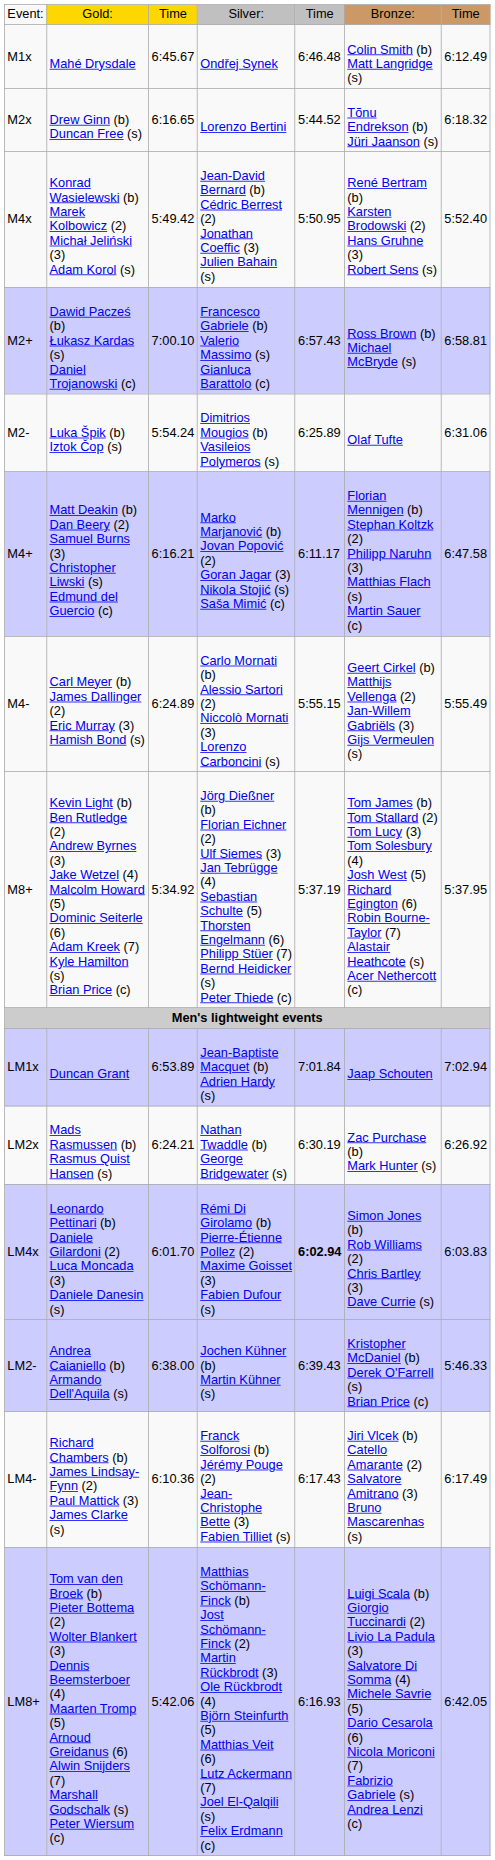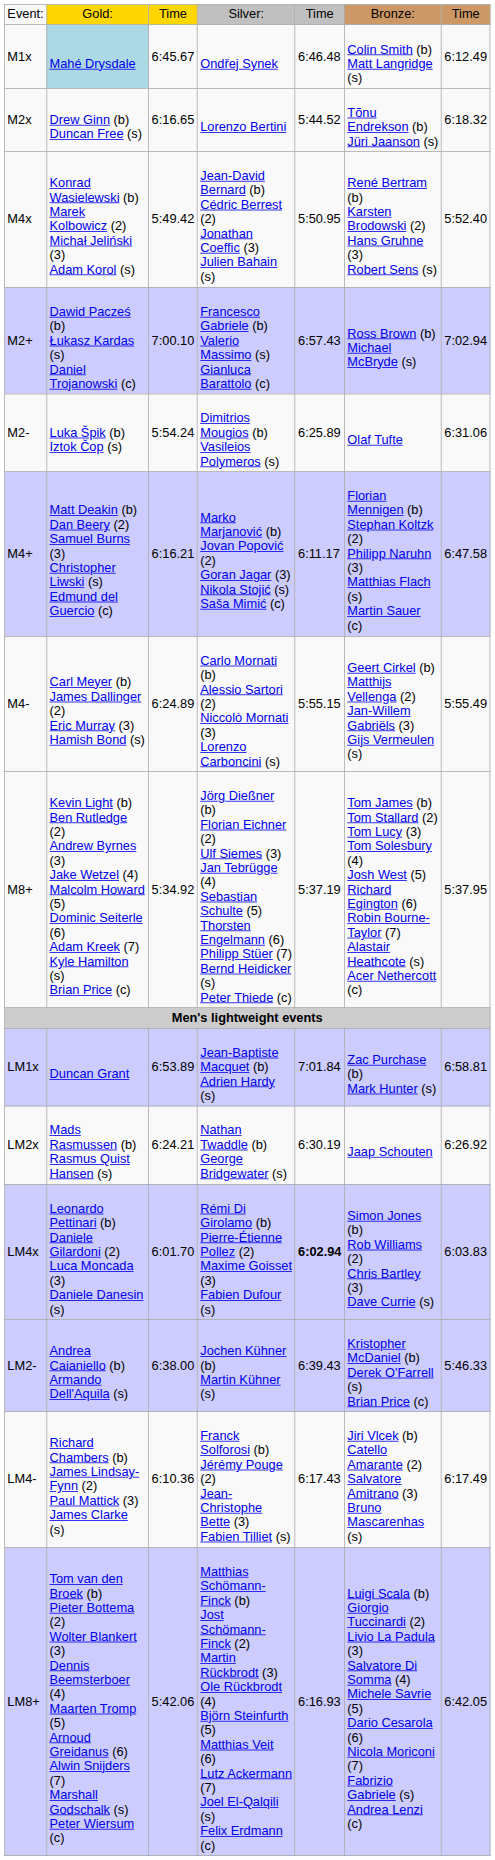(93, 63) no background -> (93, 63) lightblue background
(466, 340) 6:58.81 -> (466, 340) 7:02.94
(390, 1074) Jaap Schouten -> (392, 1074) Zac Purchase (b) Mark Hunter (s)
(466, 1067) 7:02.94 -> (466, 1067) 6:58.81
(392, 1152) Zac Purchase (b) Mark Hunter (s) -> (390, 1152) Jaap Schouten
